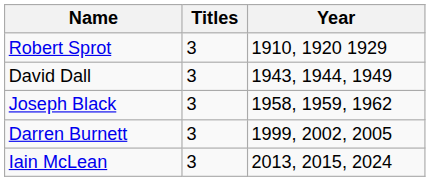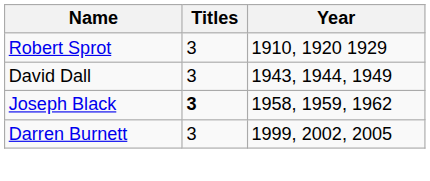(192, 104) normal -> (192, 104) bold
- row: (58, 162)
